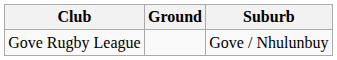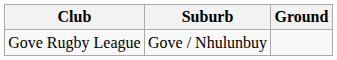columns swapped: (269, 17) <-> (175, 17)
